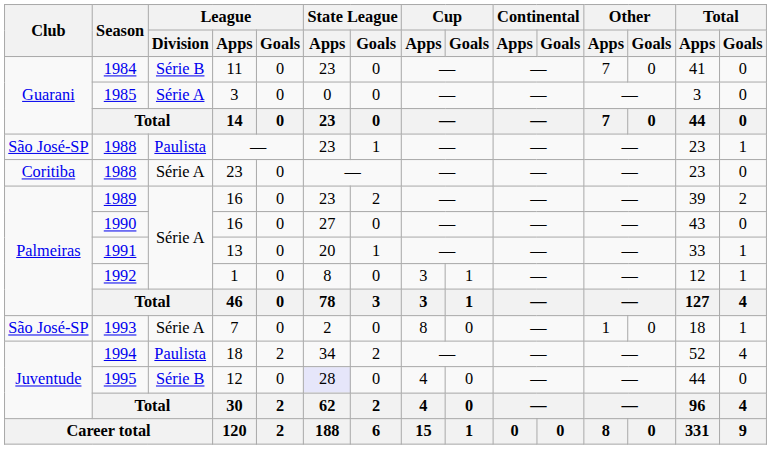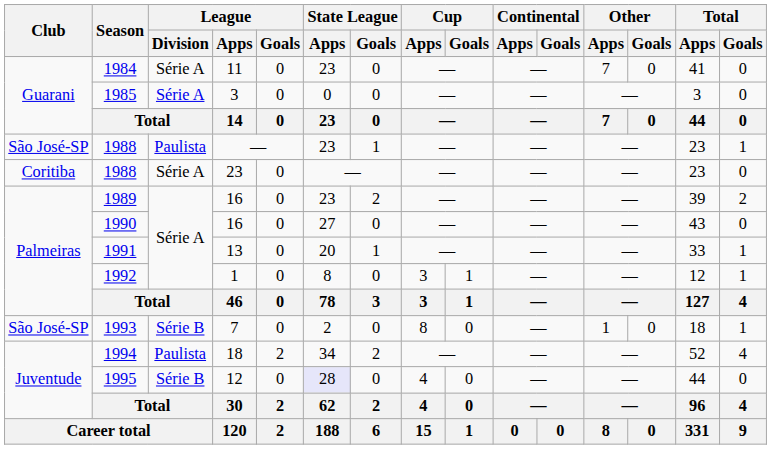(180, 69) Série B -> (180, 69) Série A
(180, 328) Série A -> (180, 328) Série B
